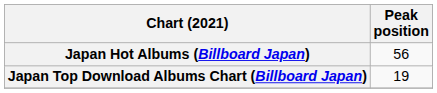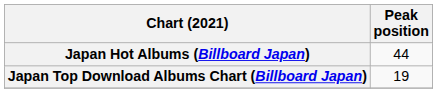(401, 54) 56 -> (401, 54) 44
